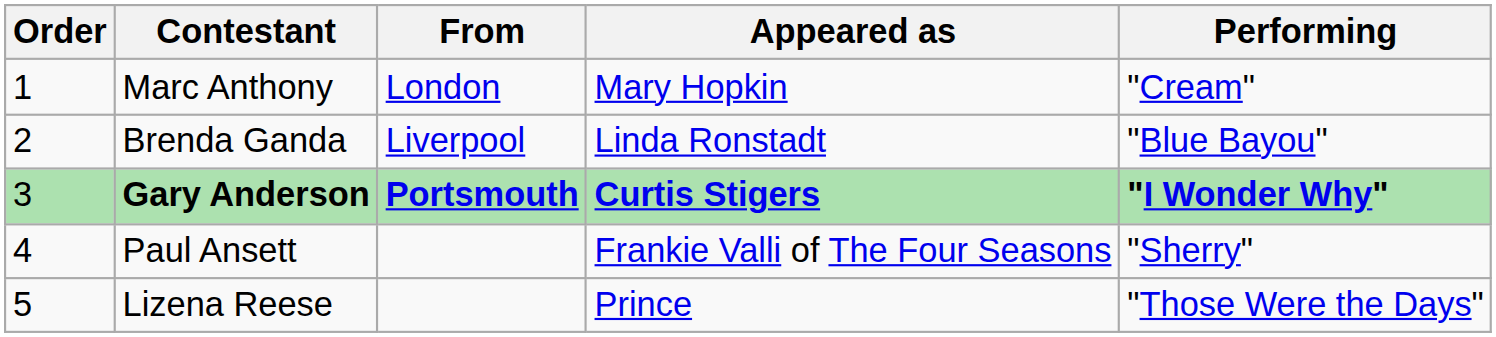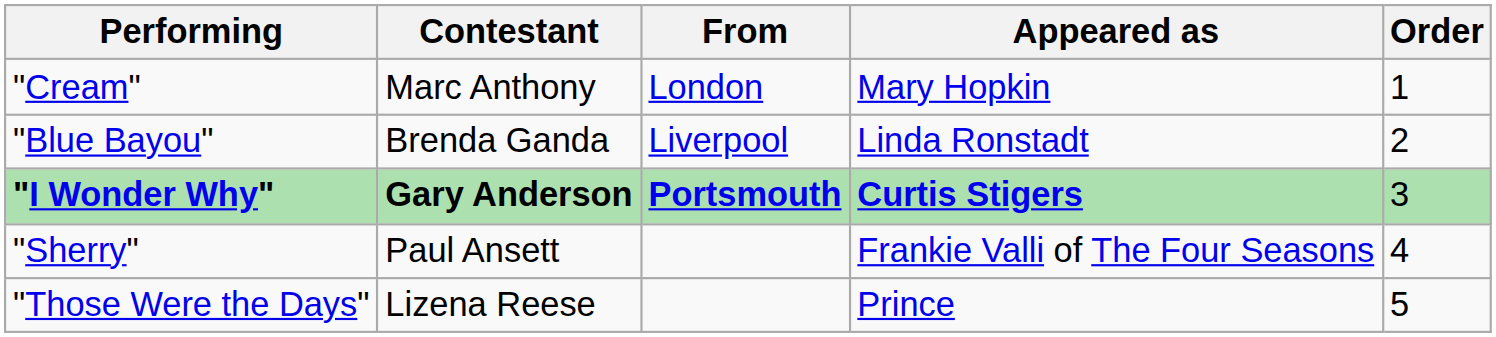columns swapped: (60, 31) <-> (1306, 31)
